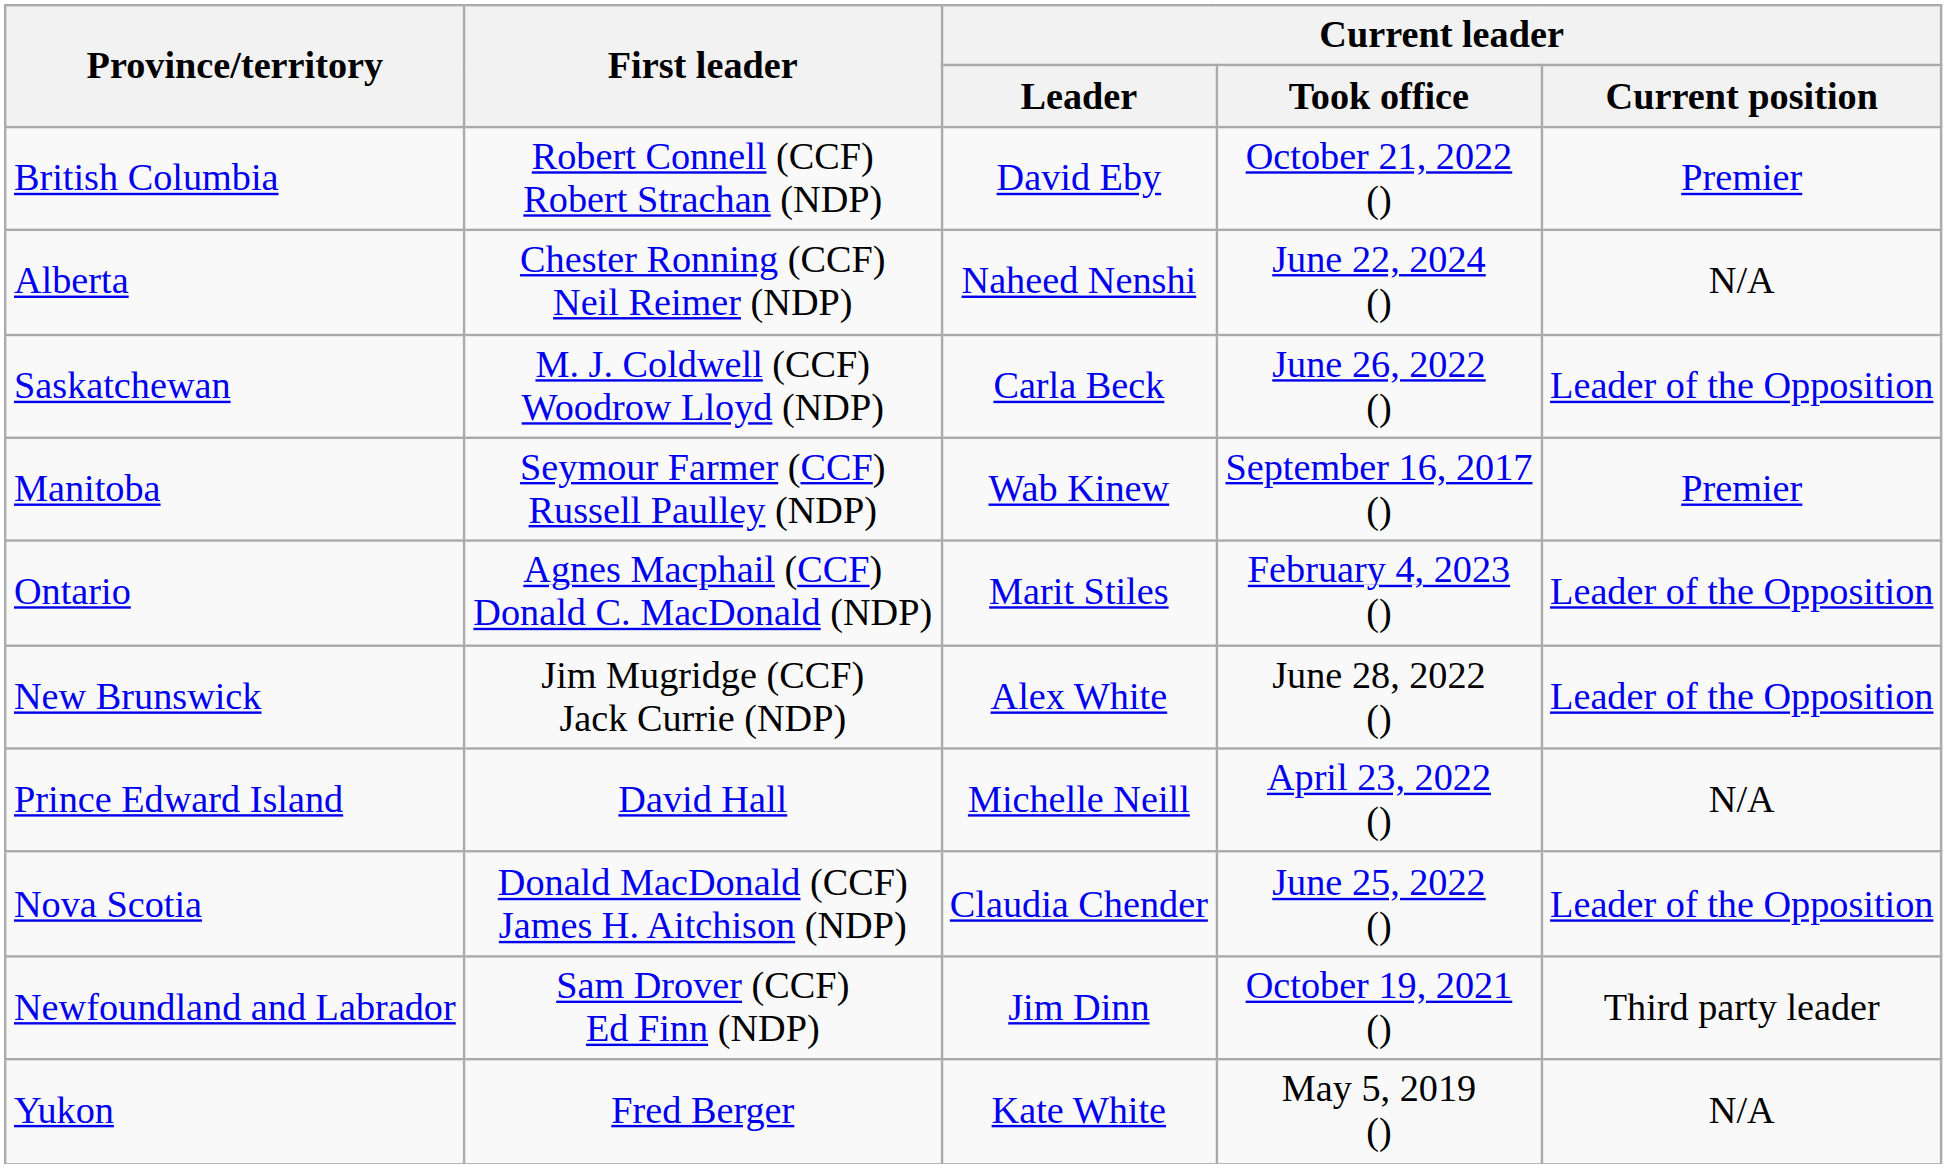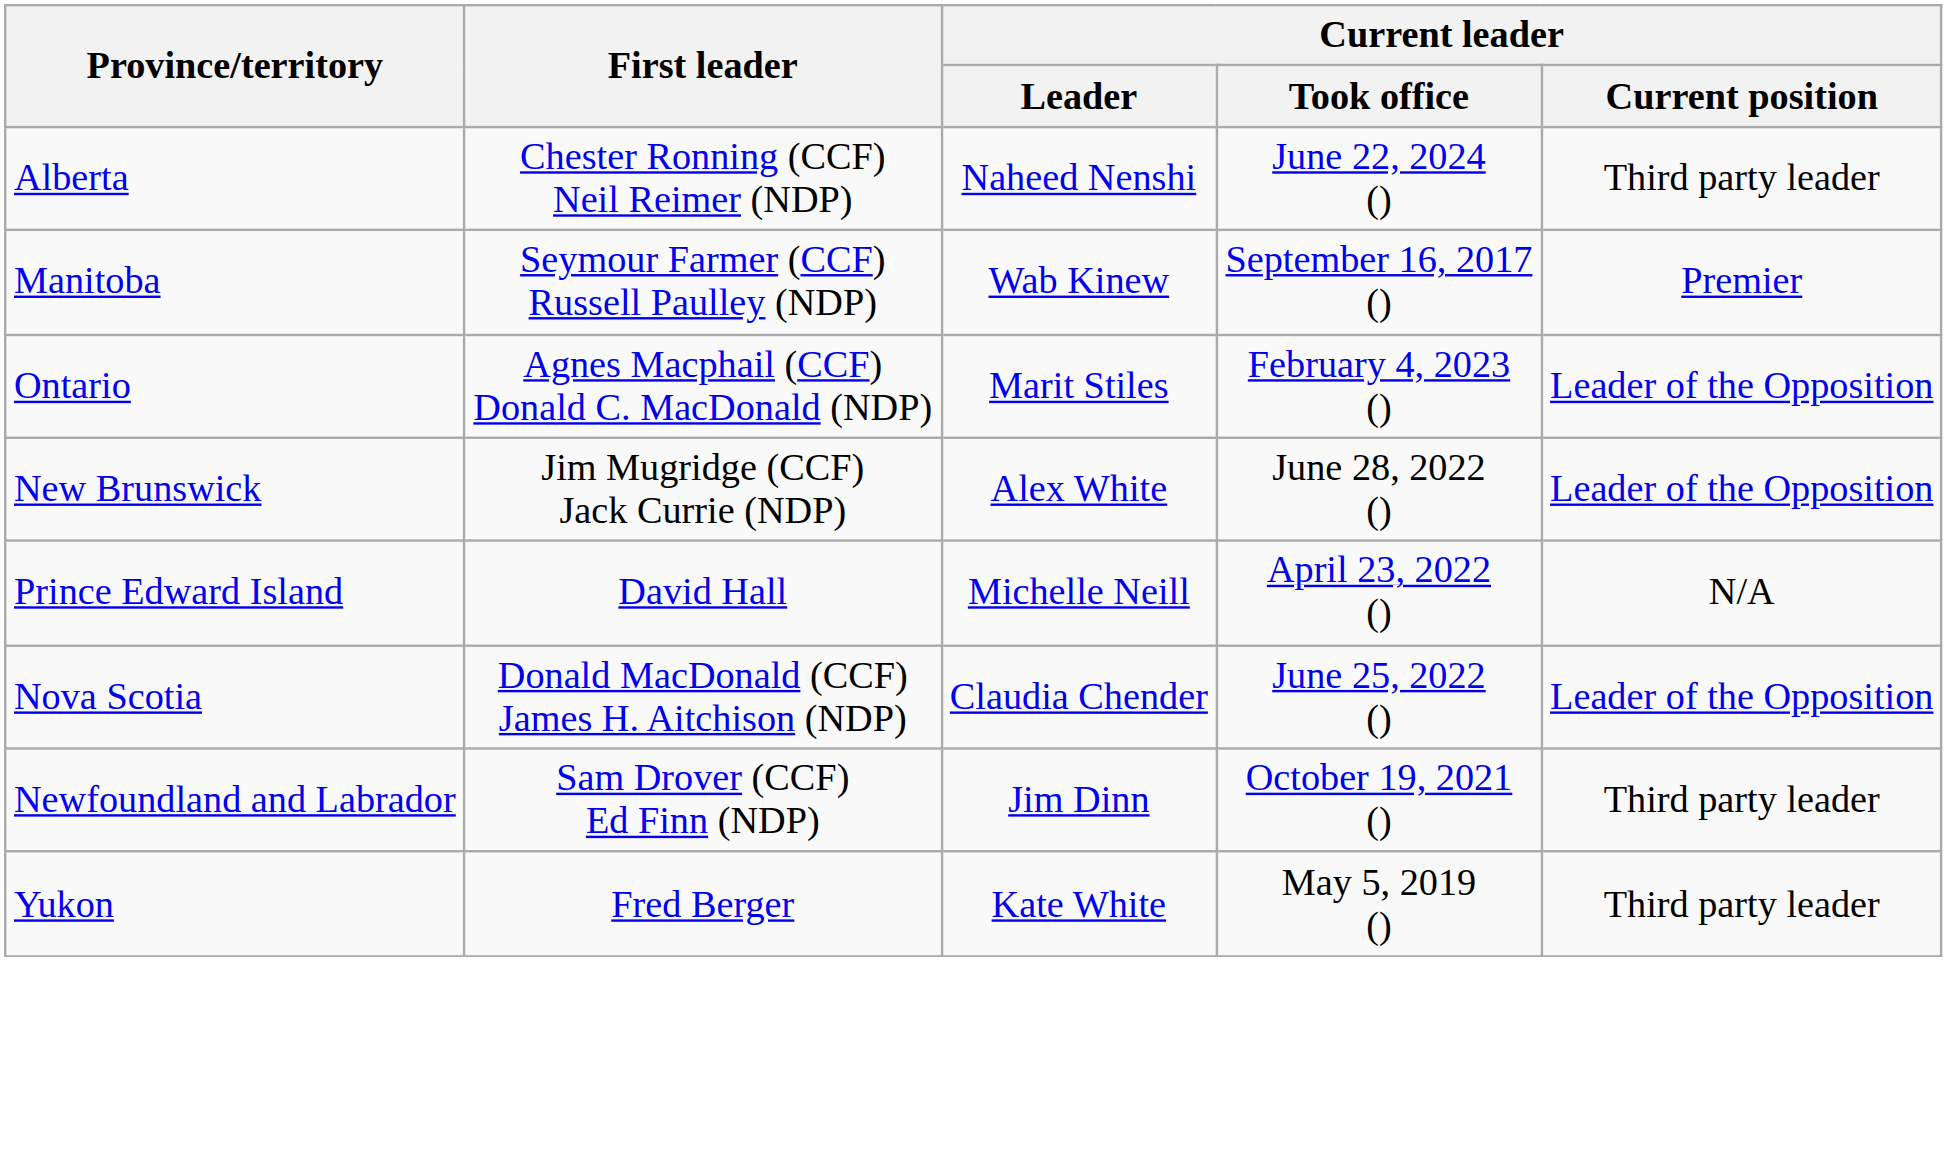- row: (146, 177)
(1742, 281) N/A -> (1742, 177) Third party leader
- row: (122, 384)
(1742, 1110) N/A -> (1742, 903) Third party leader
